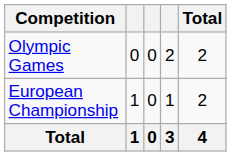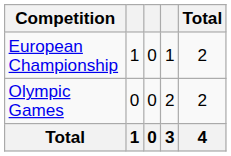rows swapped: (40, 55) <-> (63, 101)
